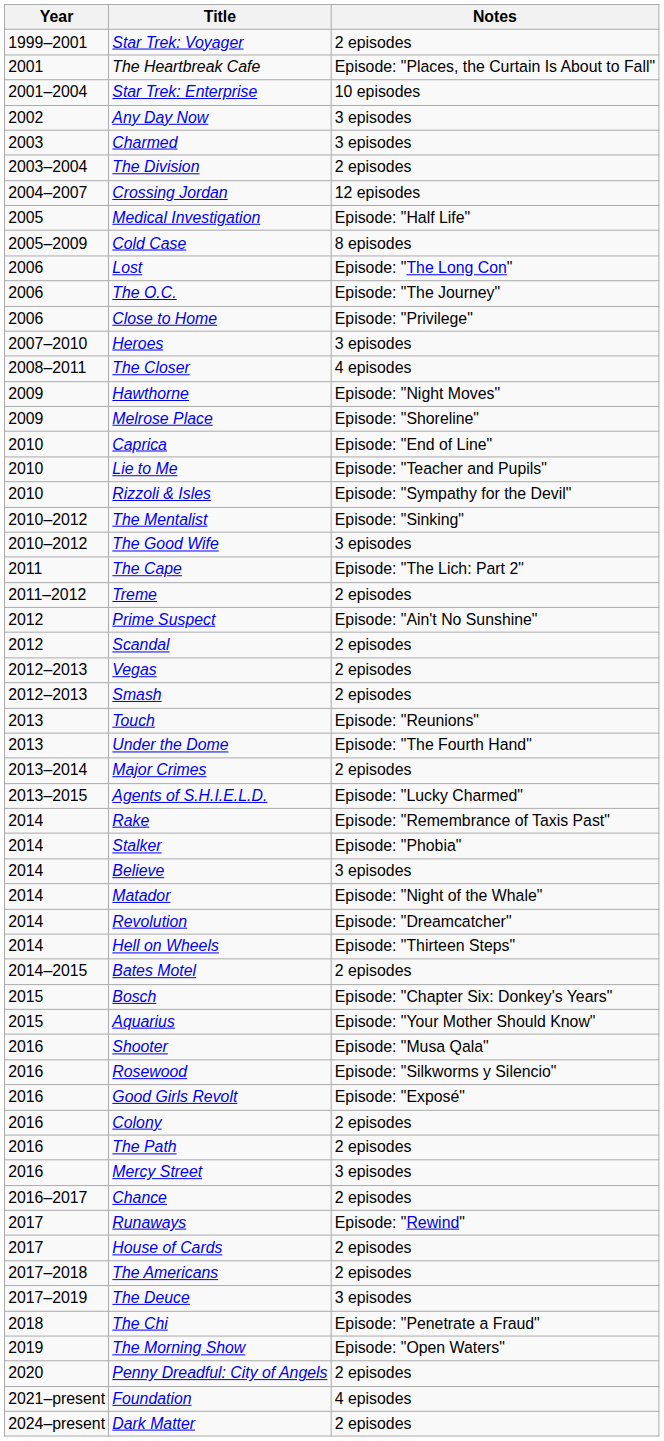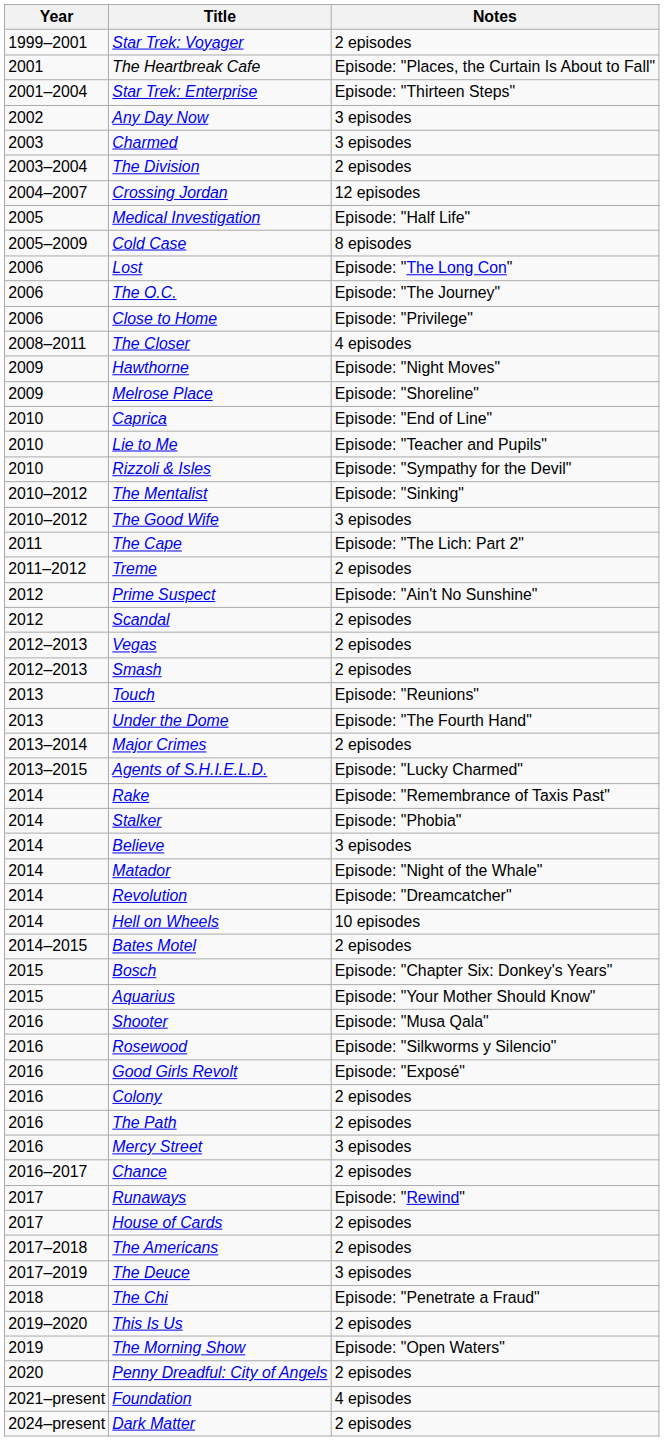(377, 92) 10 episodes -> (425, 92) Episode: "Thirteen Steps"
- row: (138, 343)
(425, 946) Episode: "Thirteen Steps" -> (377, 921) 10 episodes
+ row: (148, 1323)
